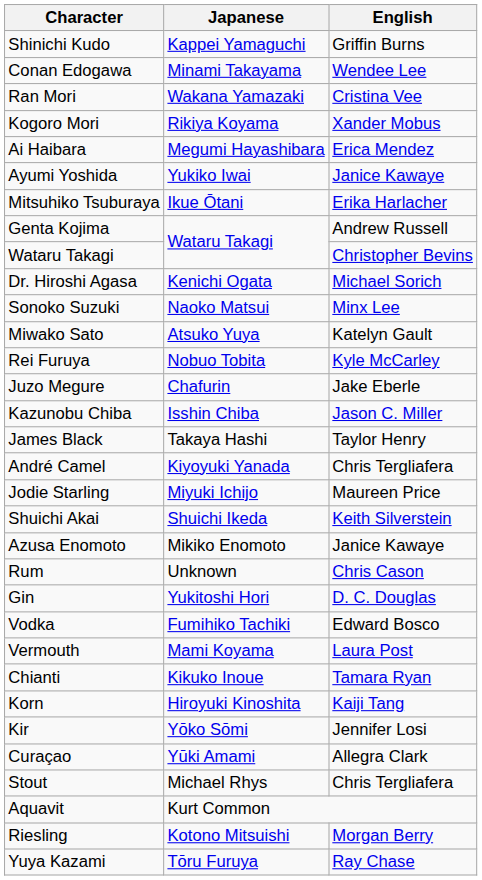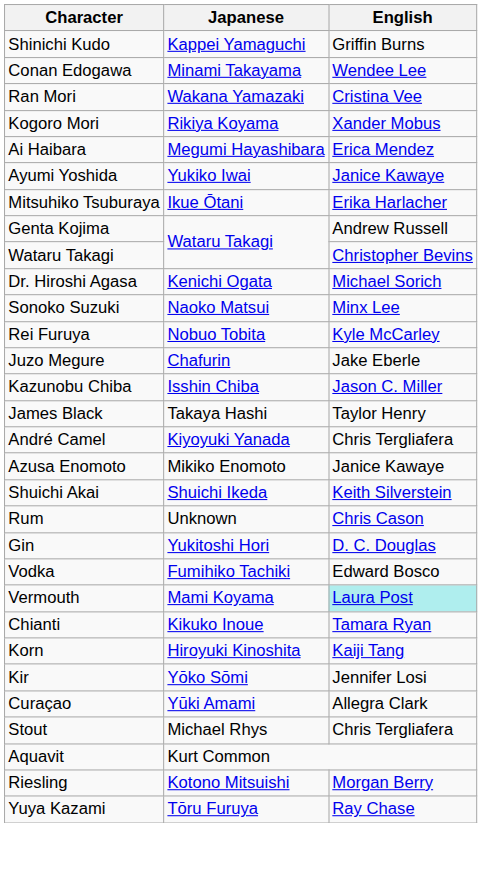- row: (56, 334)
- row: (59, 492)
rows swapped: (54, 519) <-> (67, 545)
(373, 651) no background -> (373, 598) paleturquoise background
